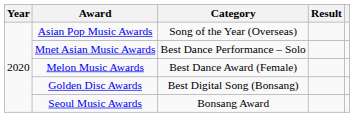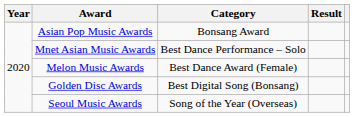(233, 31) Song of the Year (Overseas) -> (233, 31) Bonsang Award
(233, 103) Bonsang Award -> (233, 103) Song of the Year (Overseas)
